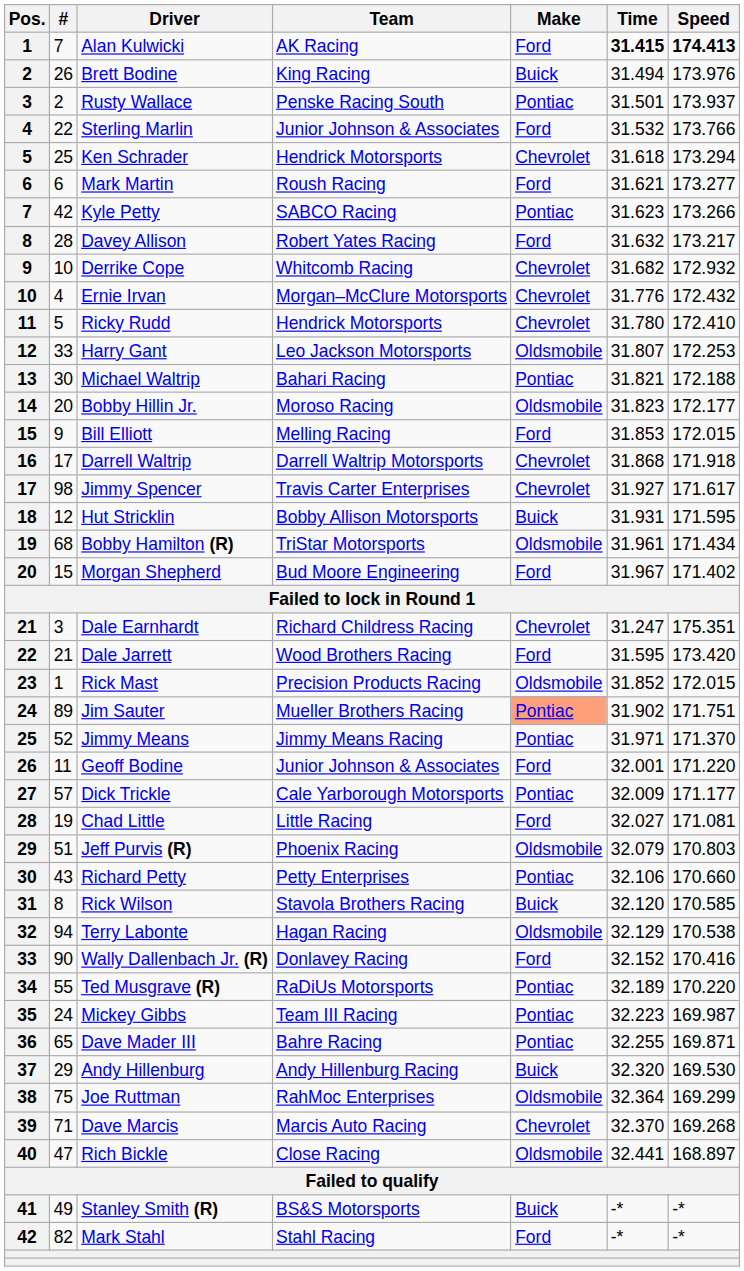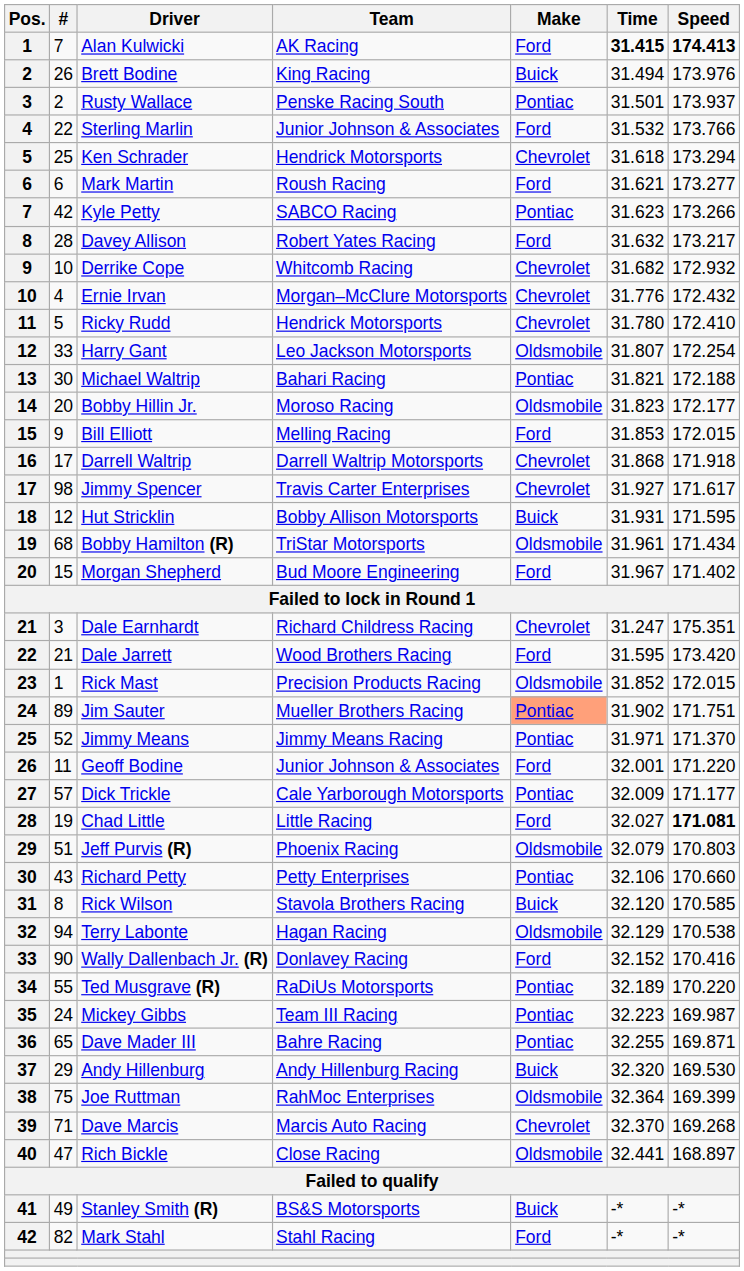(704, 351) 172.253 -> (704, 351) 172.254
(704, 821) normal -> (704, 821) bold
(704, 1098) 169.299 -> (704, 1098) 169.399
